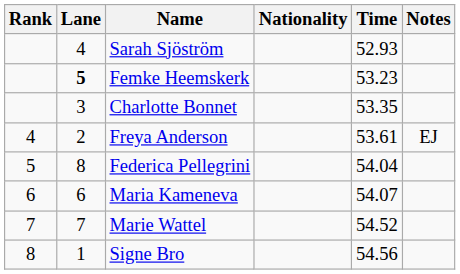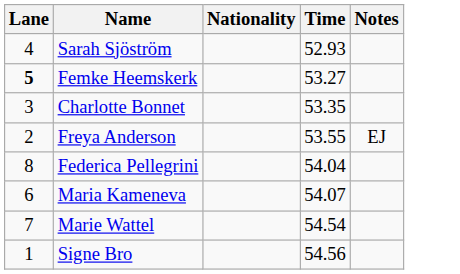- column: (31, 19)
(377, 78) 53.23 -> (325, 78) 53.27
(377, 136) 53.61 -> (325, 136) 53.55
(377, 225) 54.52 -> (325, 225) 54.54
